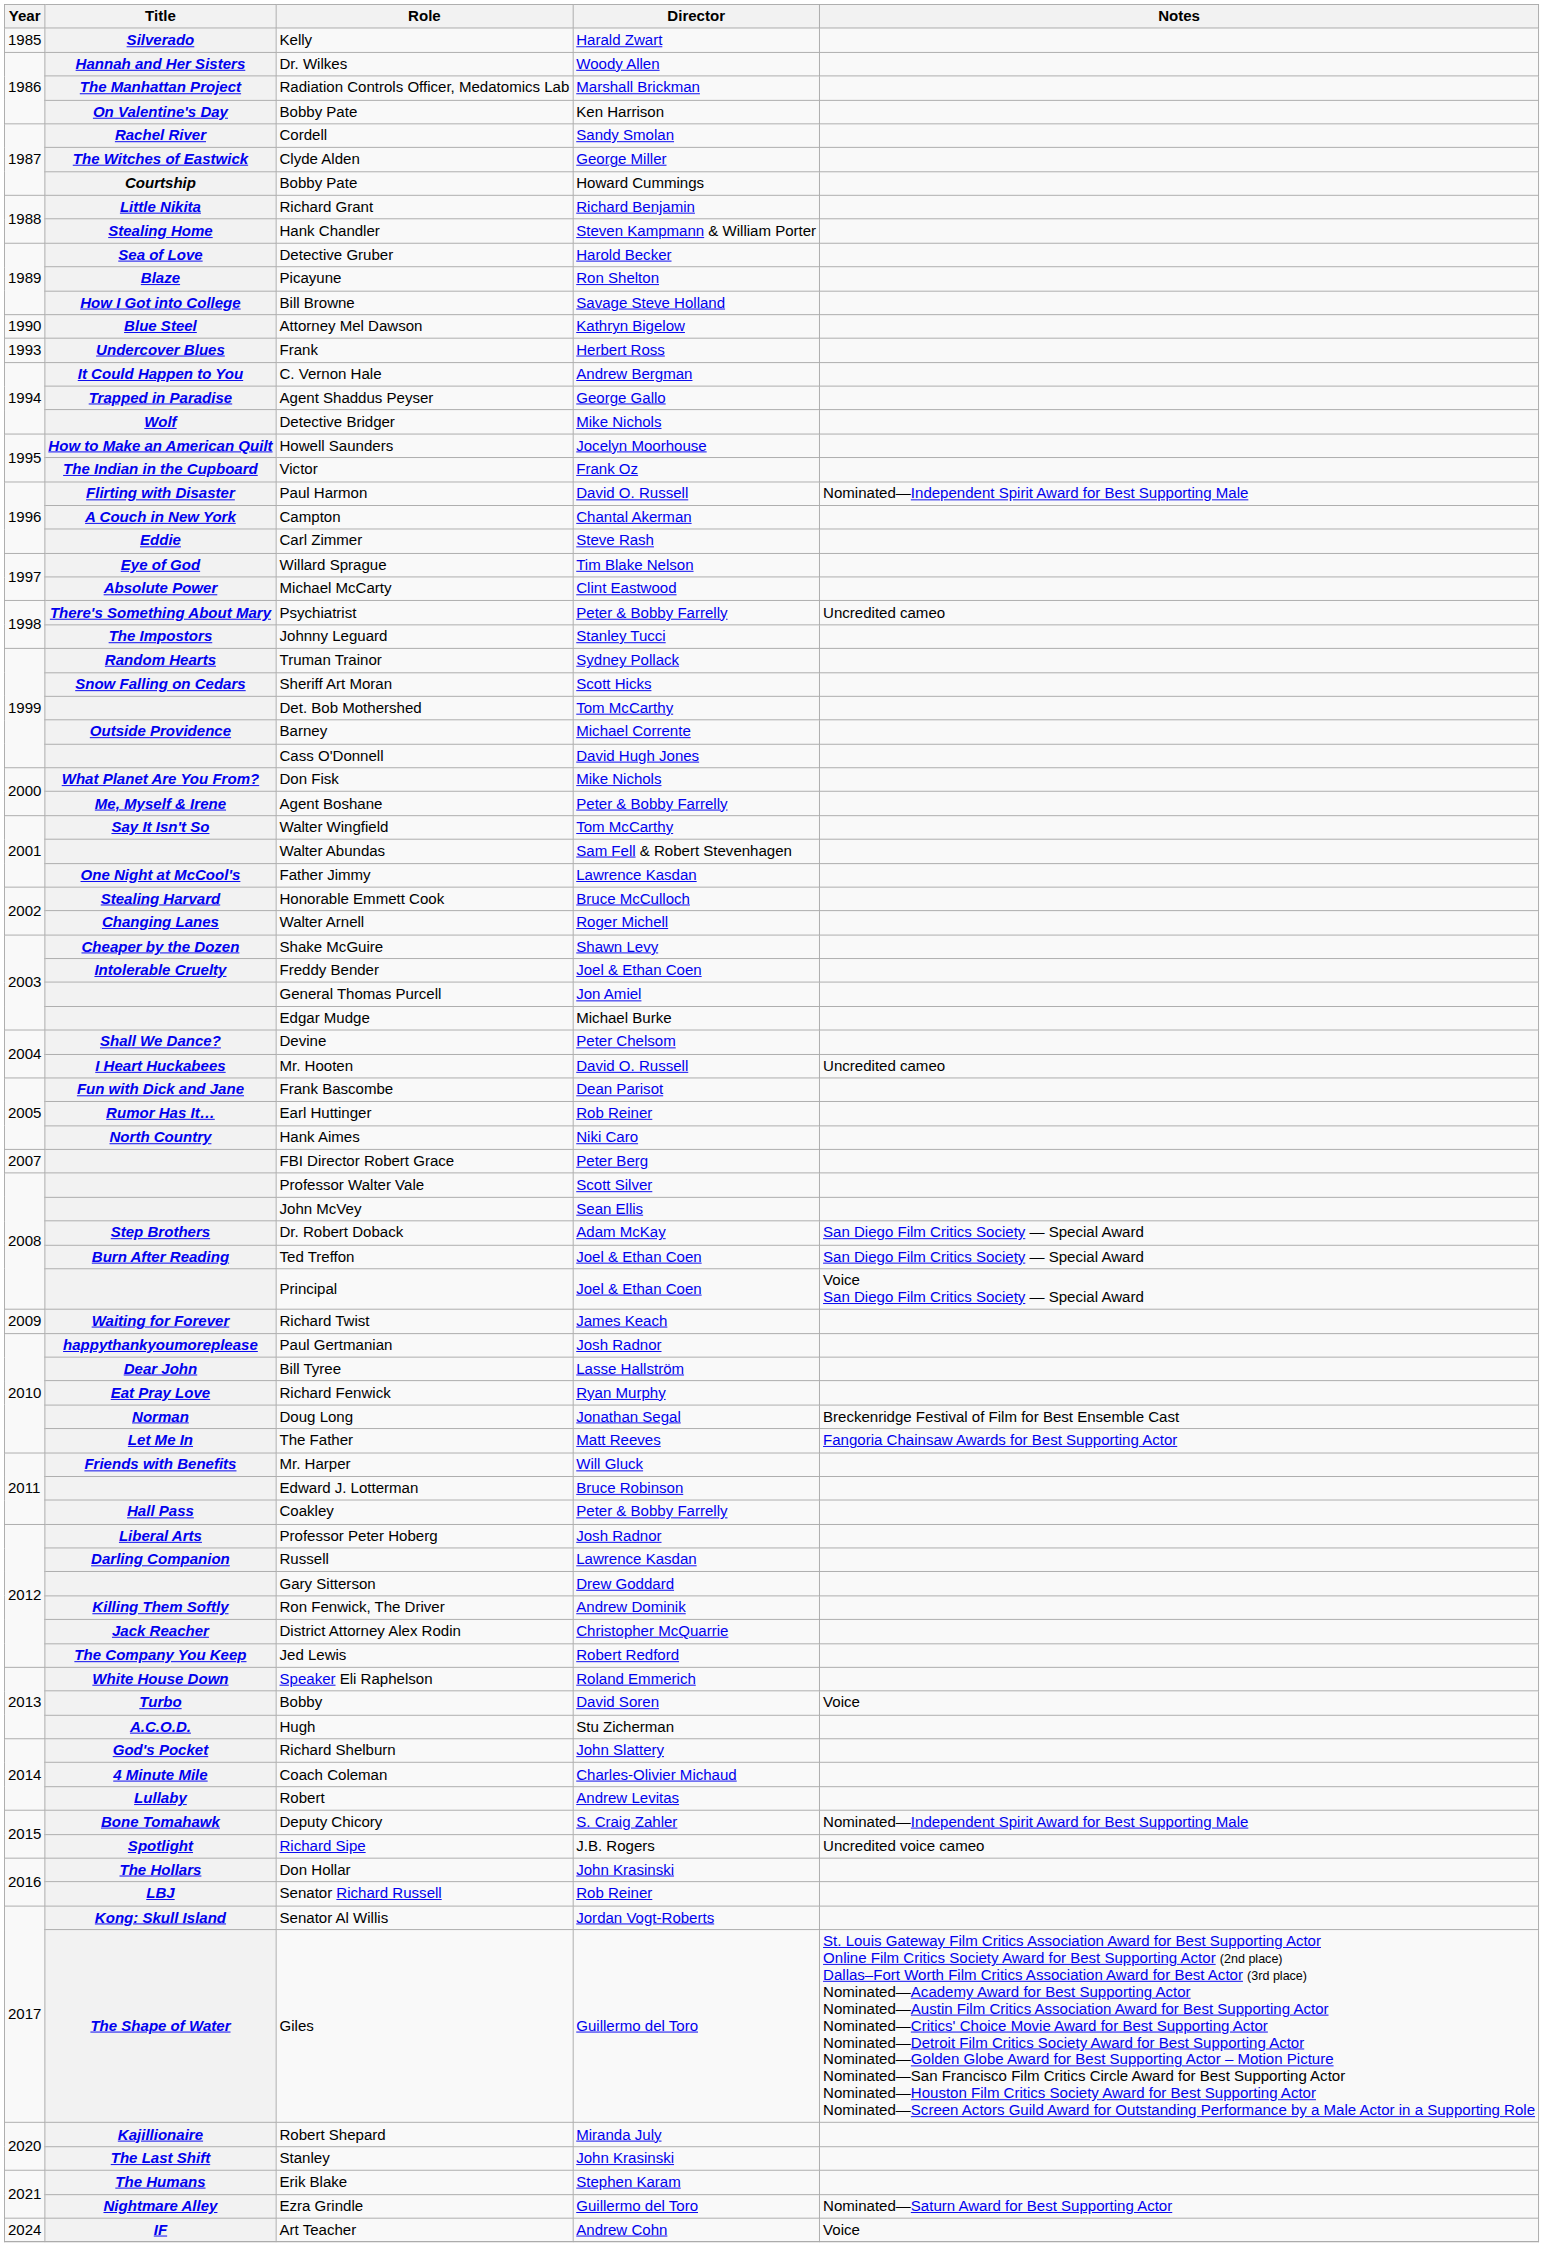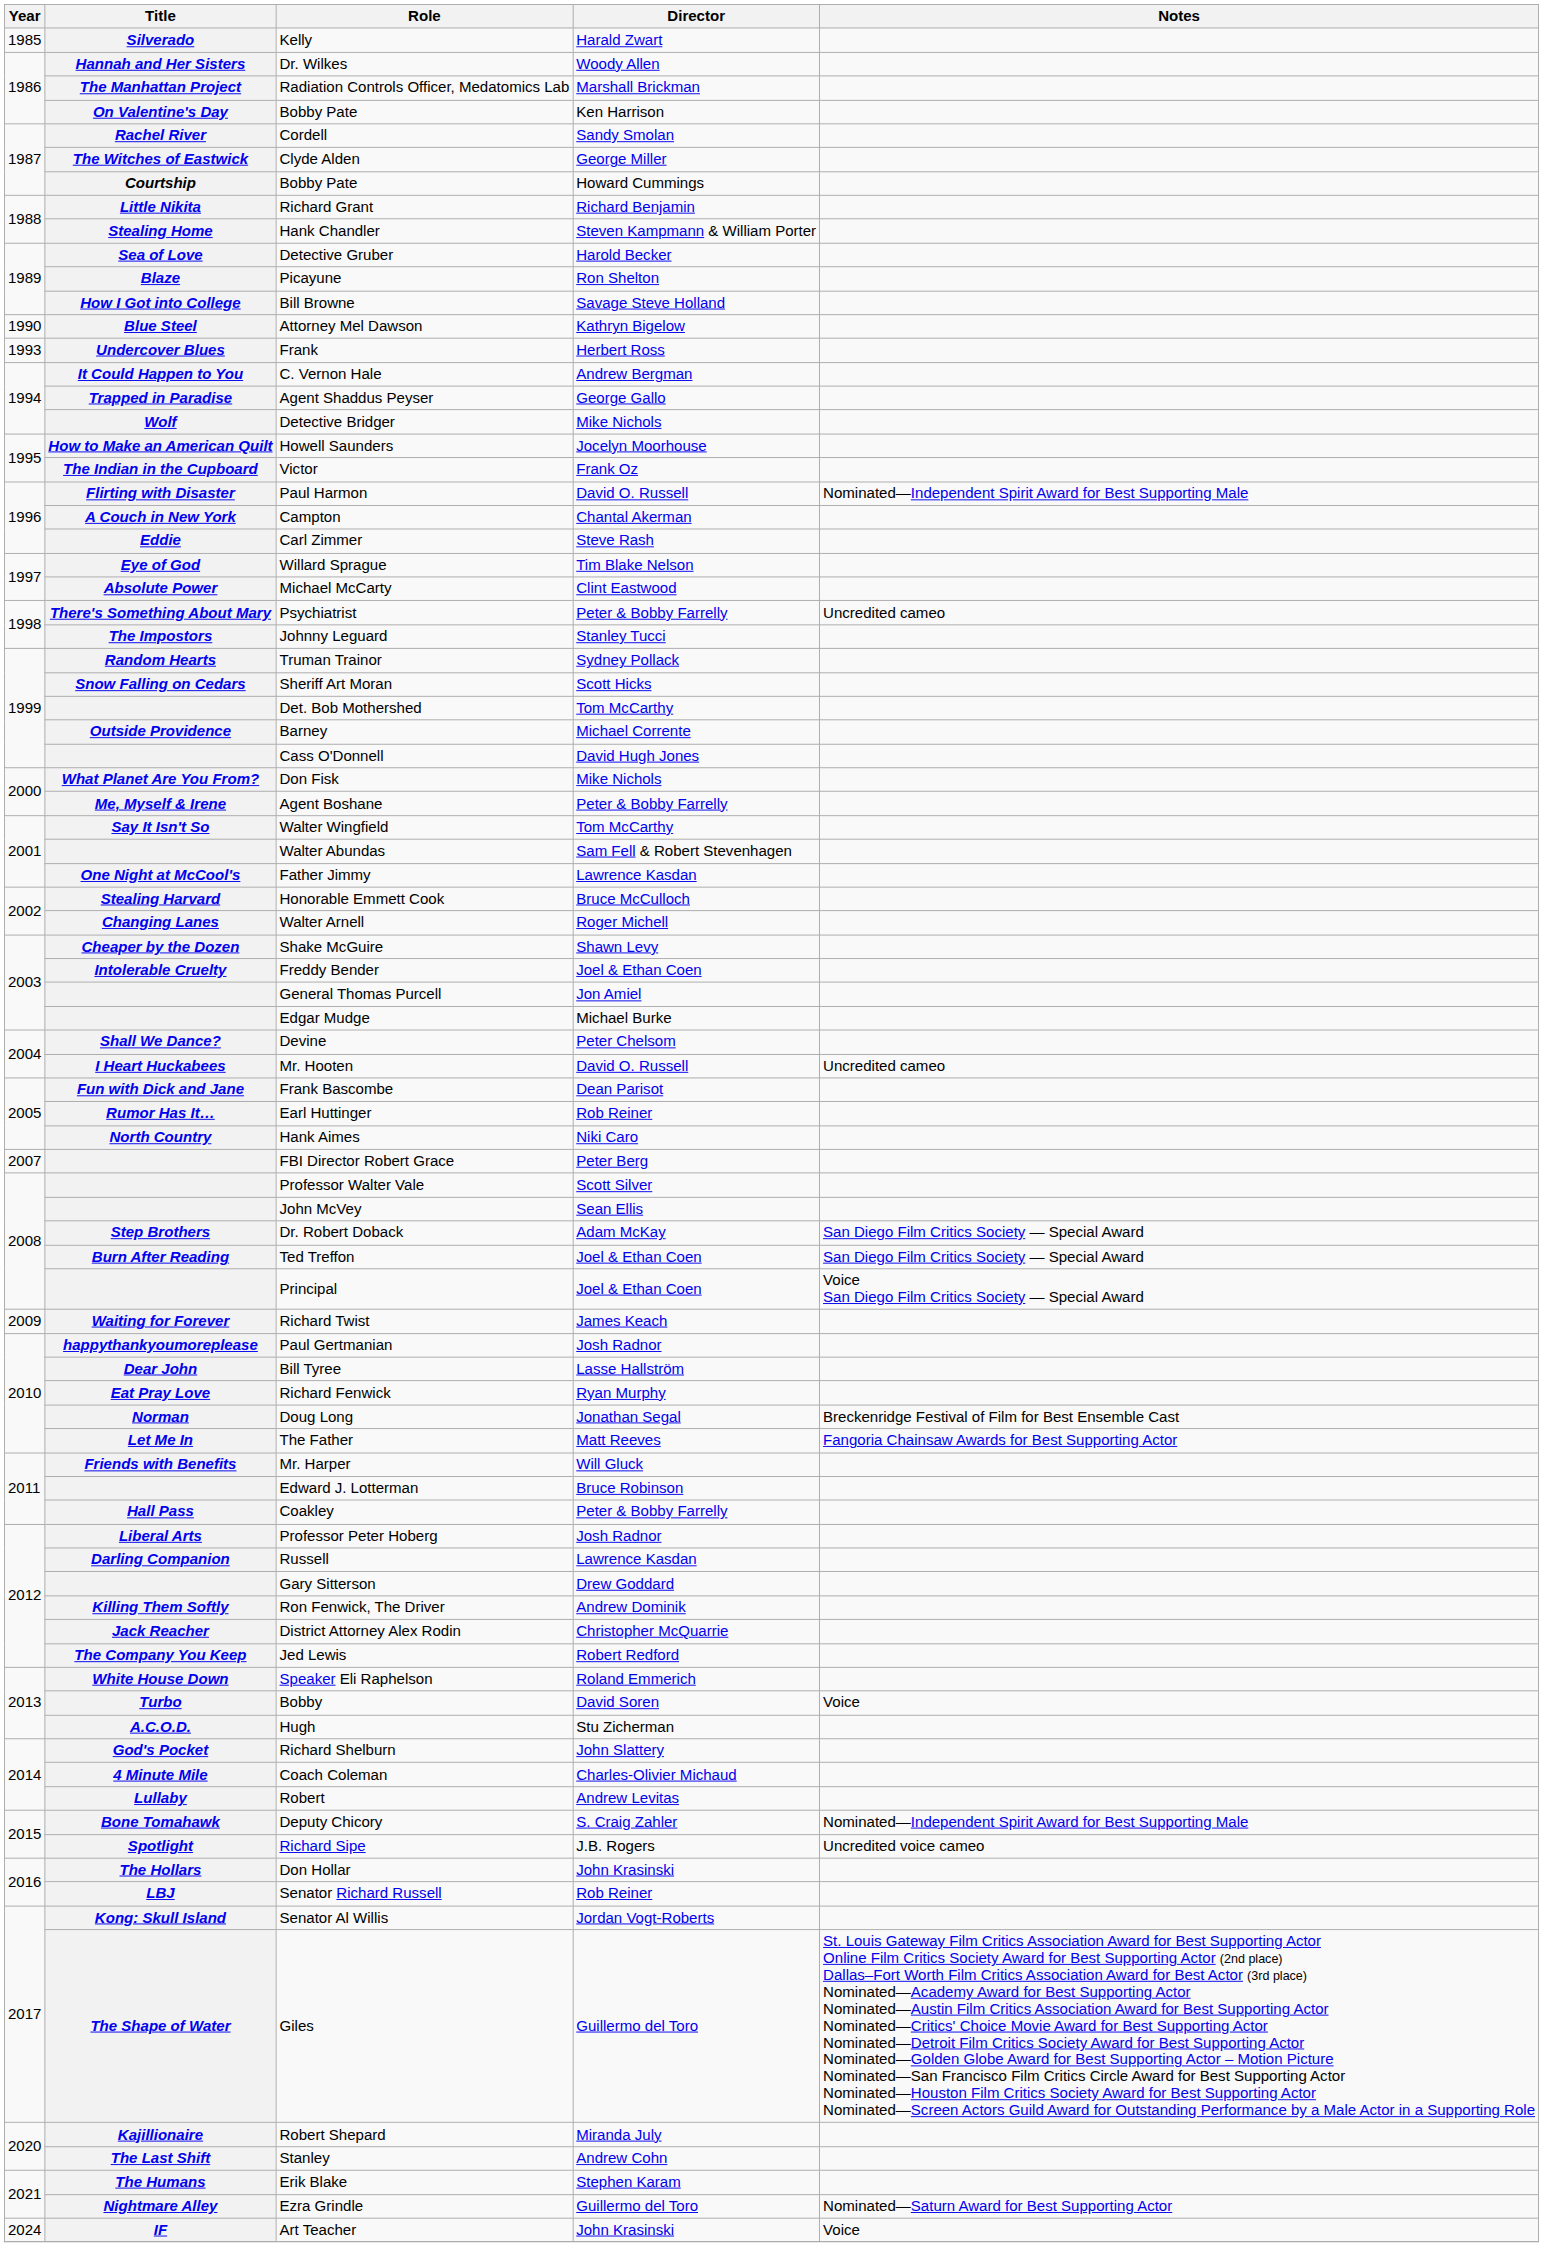(625, 2158) John Krasinski -> (622, 2158) Andrew Cohn
(622, 2230) Andrew Cohn -> (625, 2230) John Krasinski
